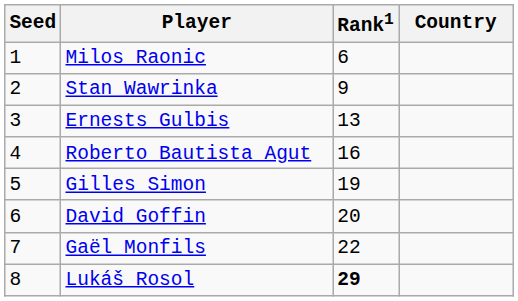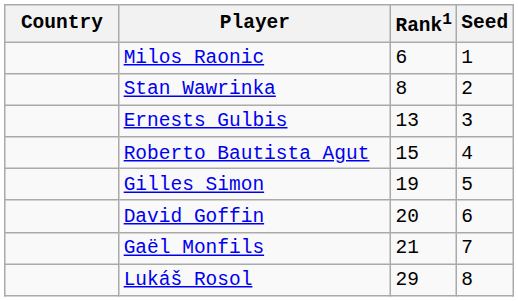columns swapped: (456, 23) <-> (33, 23)
(343, 89) 9 -> (401, 89) 8
(349, 153) 16 -> (407, 153) 15
(349, 248) 22 -> (407, 248) 21
(349, 280) bold -> (407, 280) normal
